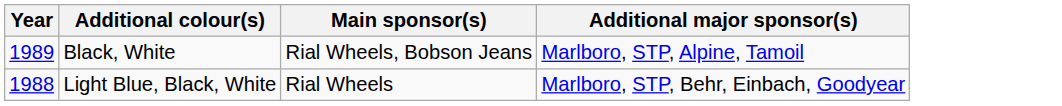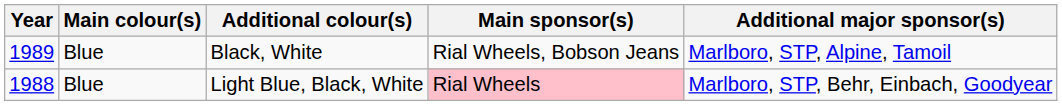+ column: (132, 20)
(339, 84) no background -> (486, 84) pink background
